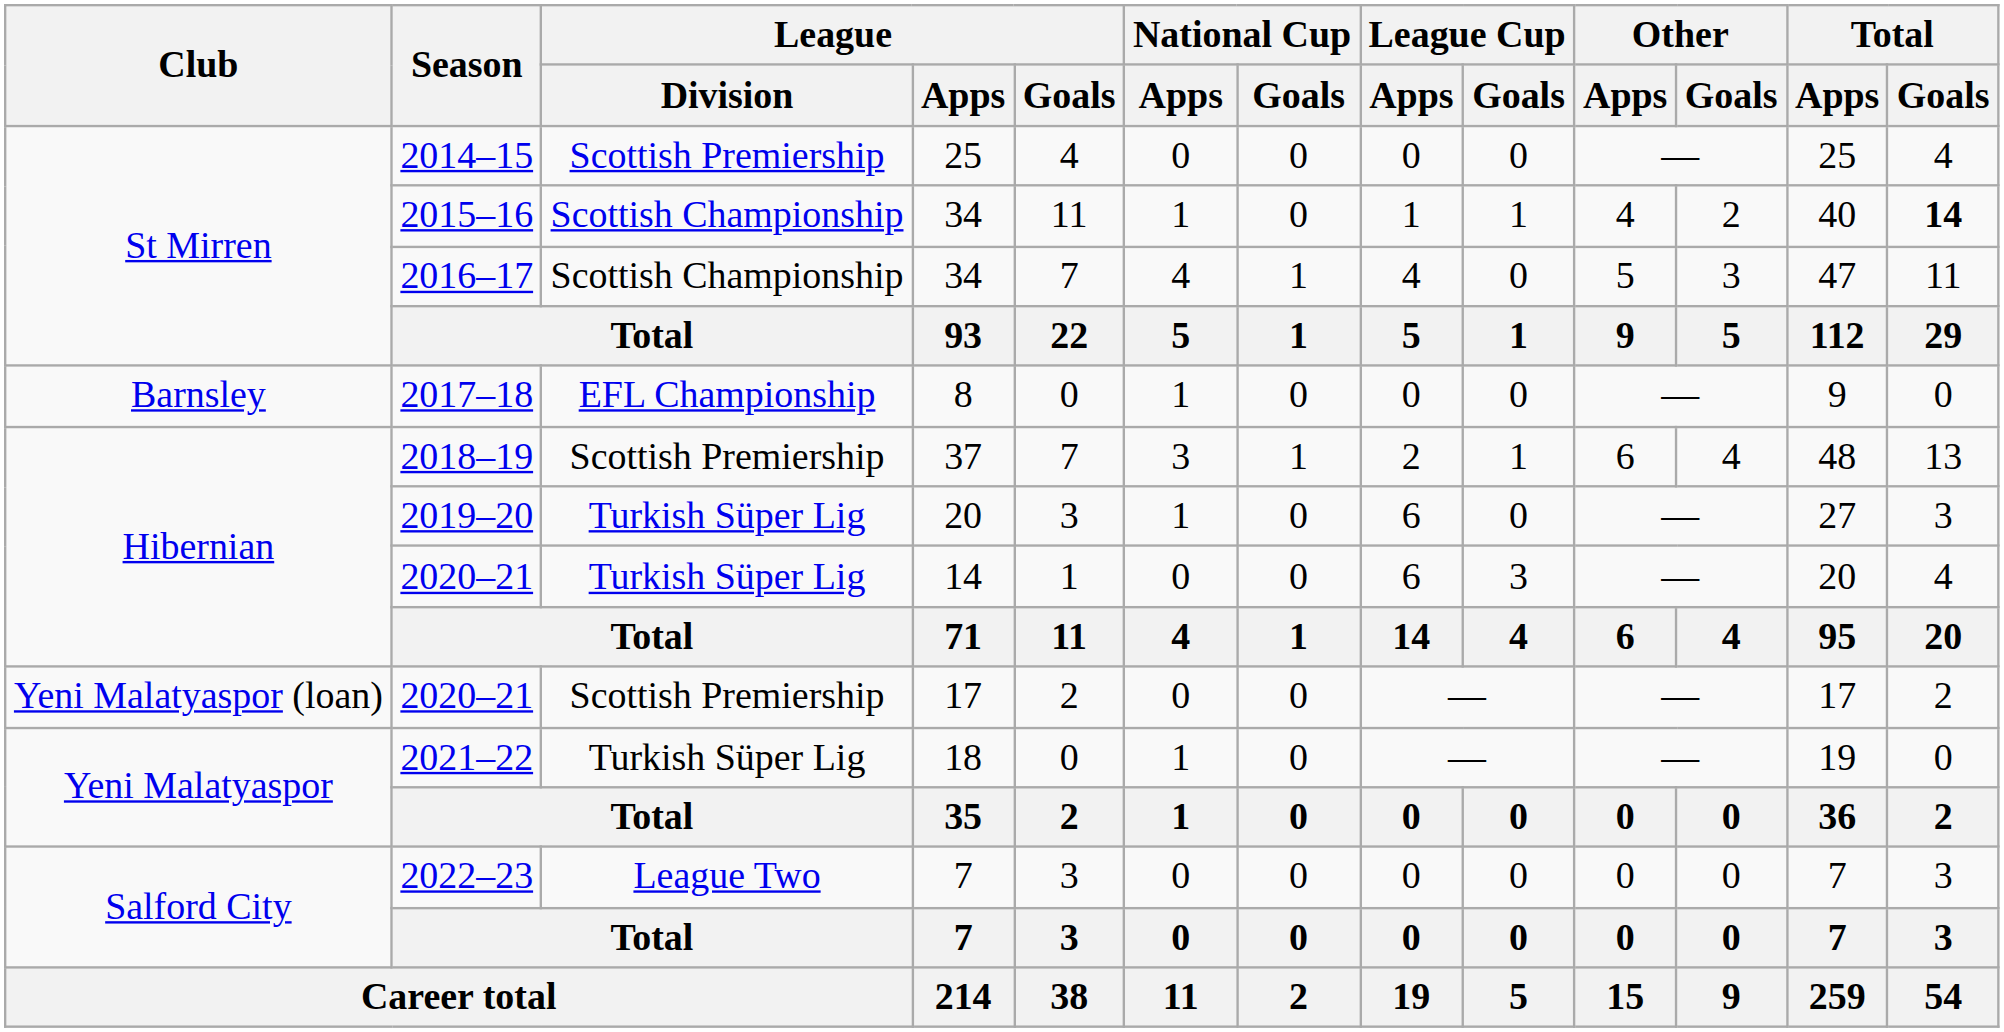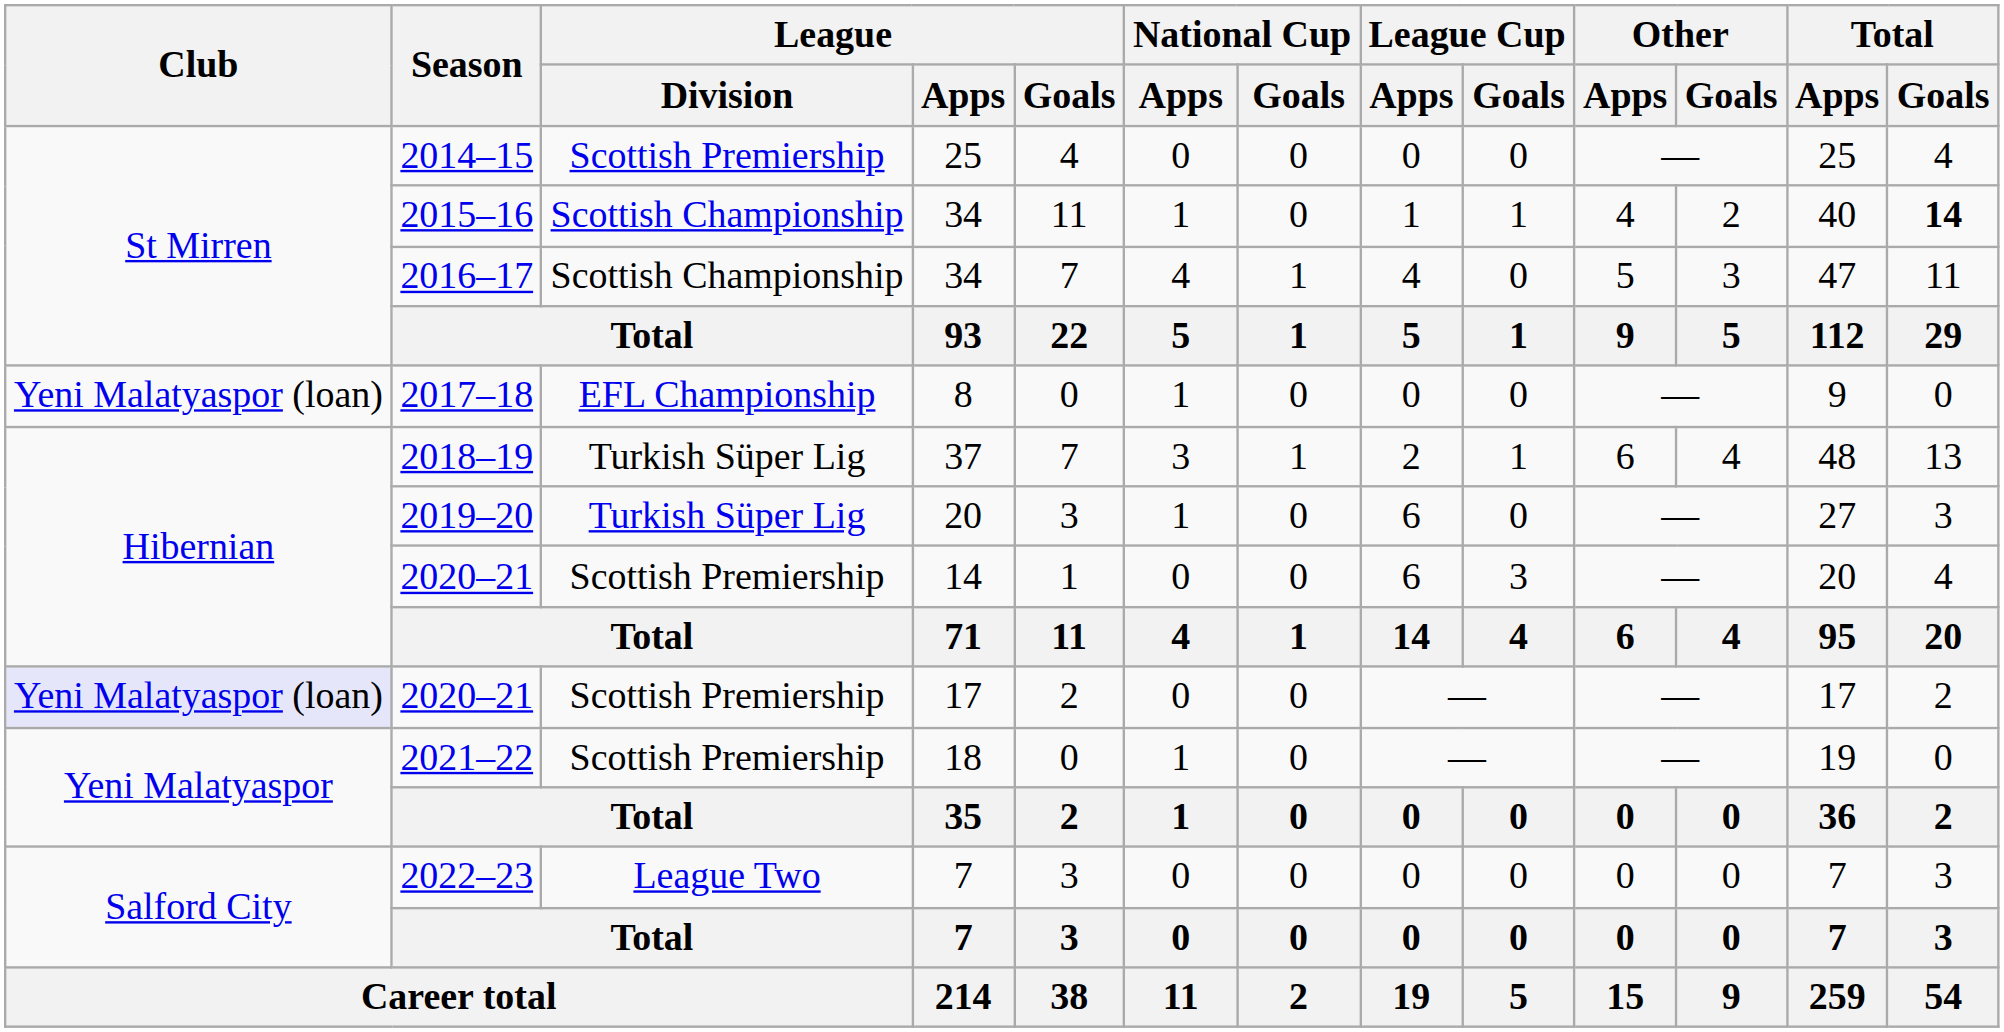(198, 395) Barnsley -> (198, 395) Yeni Malatyaspor (loan)
(727, 455) Scottish Premiership -> (727, 455) Turkish Süper Lig
(727, 575) Turkish Süper Lig -> (727, 575) Scottish Premiership
(198, 696) no background -> (198, 696) lavender background
(727, 756) Turkish Süper Lig -> (727, 756) Scottish Premiership
